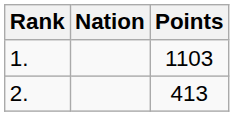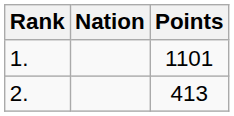(189, 57) 1103 -> (189, 57) 1101
